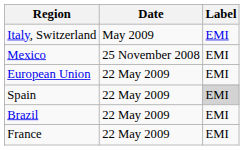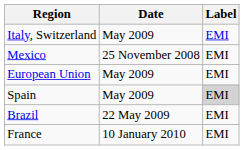(136, 74) 22 May 2009 -> (128, 74) May 2009
(136, 94) 22 May 2009 -> (128, 94) May 2009
(136, 134) 22 May 2009 -> (144, 134) 10 January 2010
